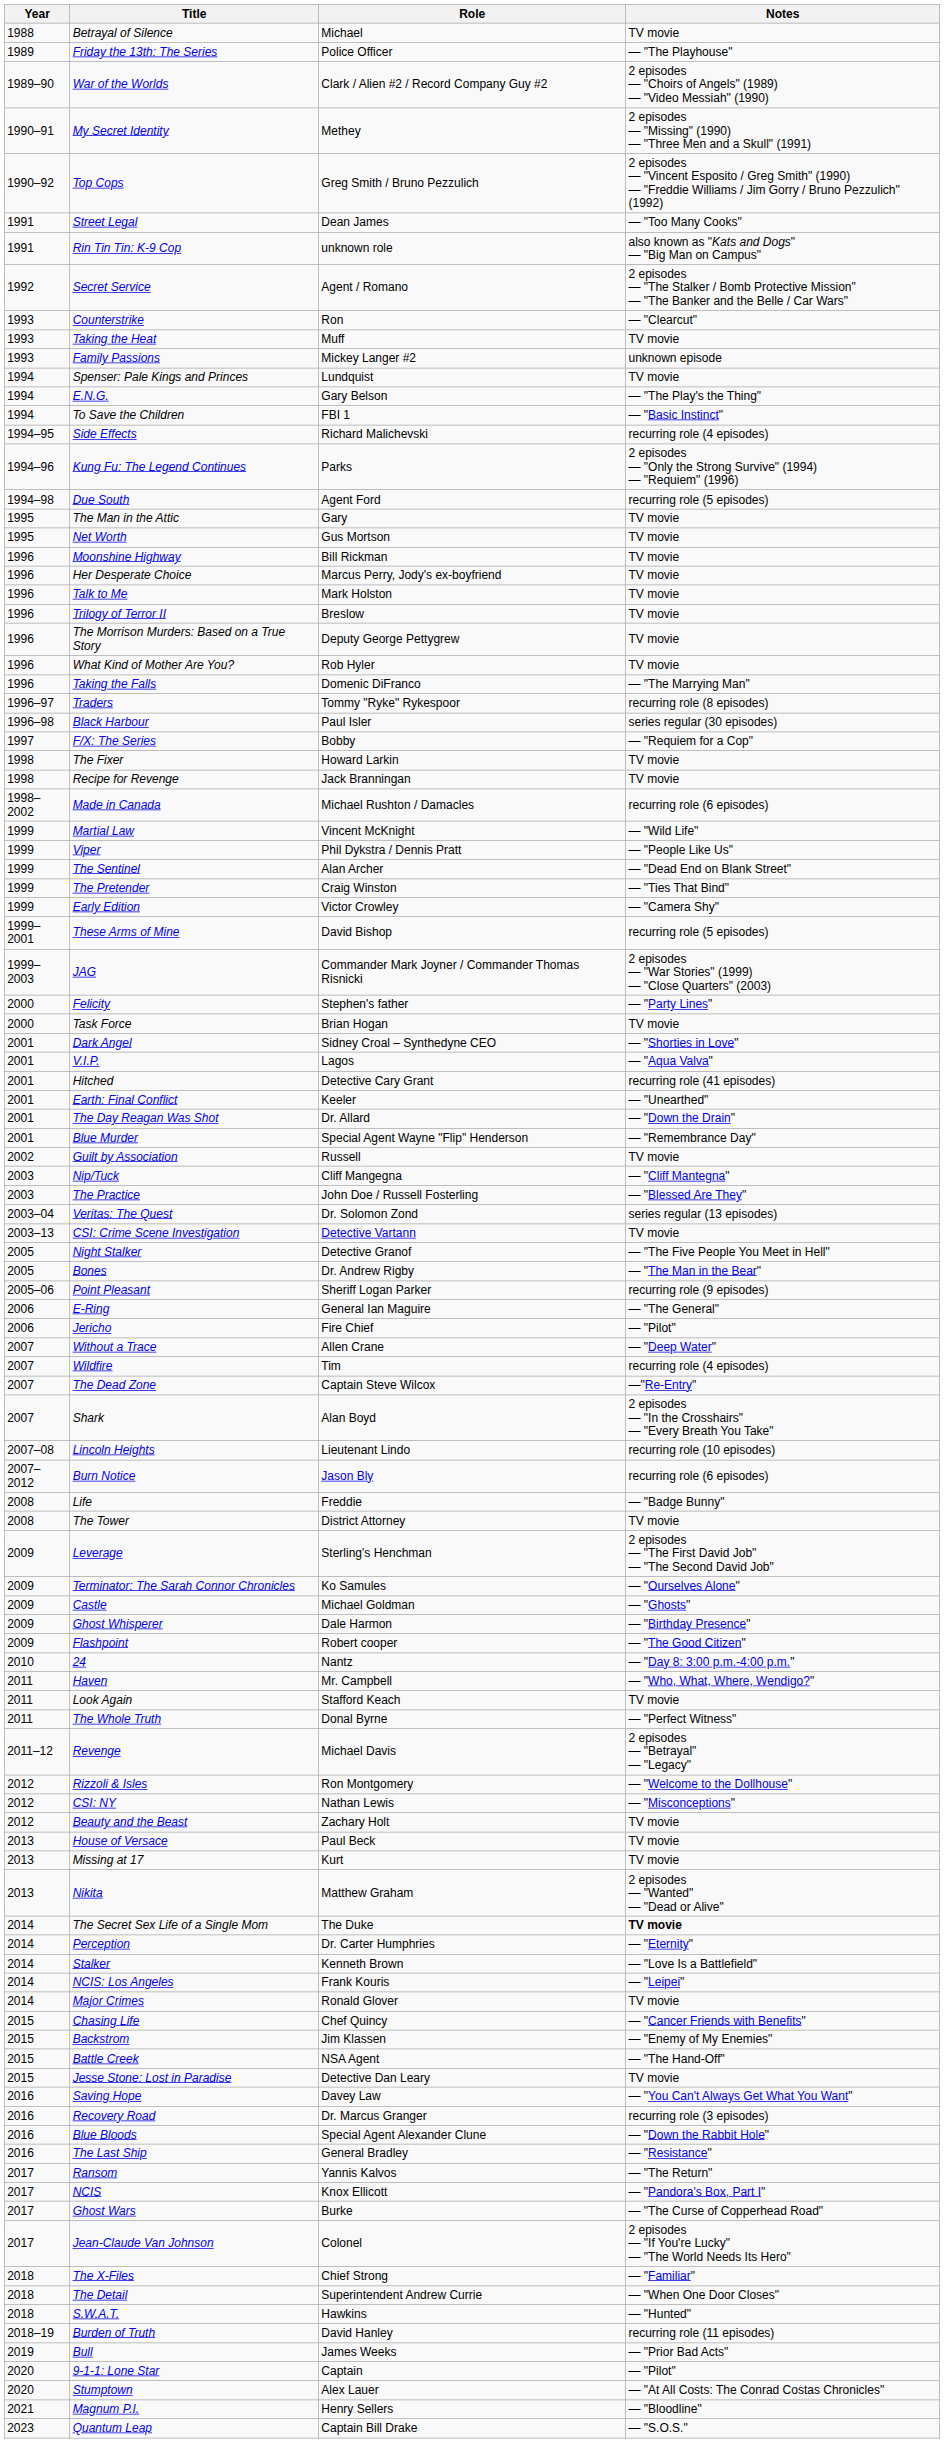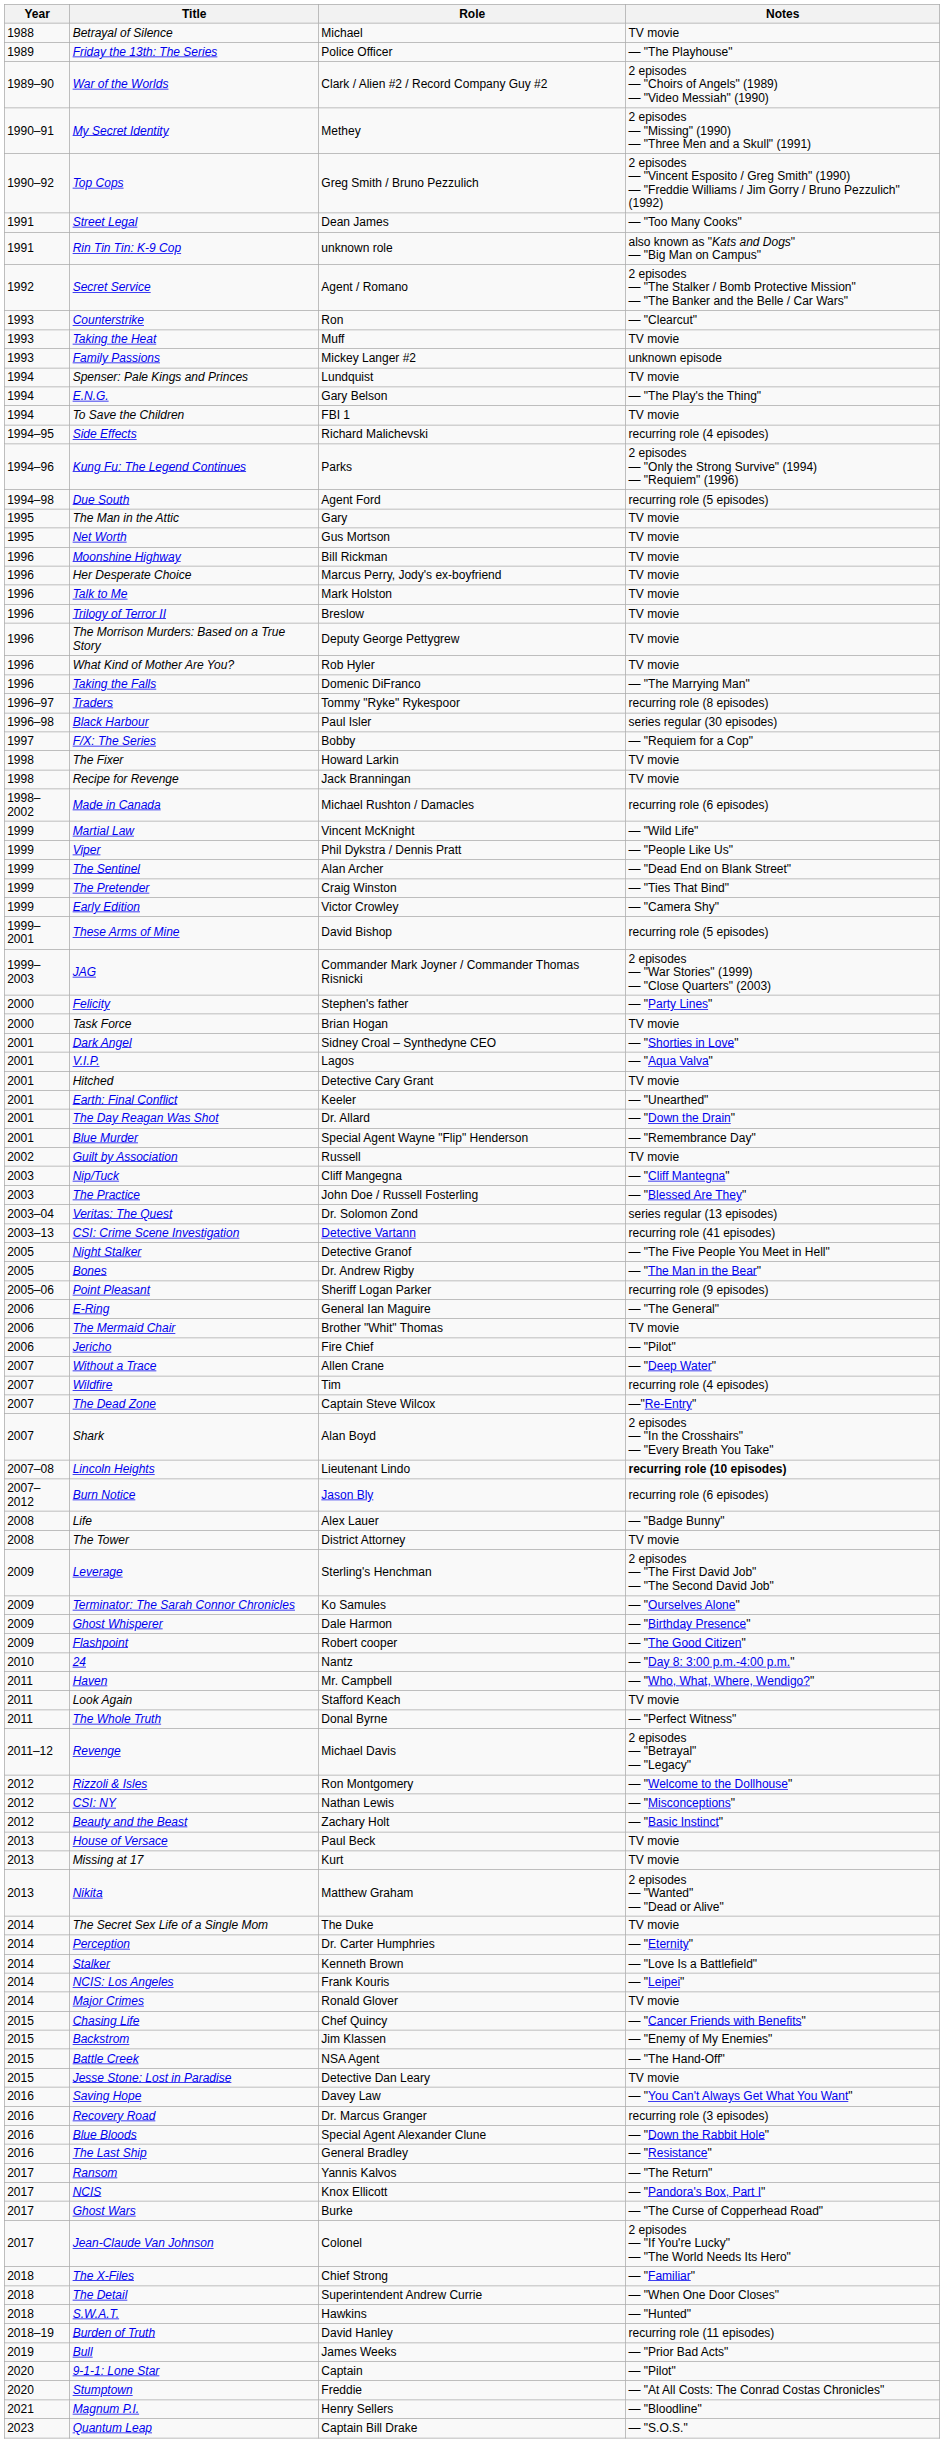(676, 415) — "Basic Instinct" -> (654, 415) TV movie
(702, 1080) recurring role (41 episodes) -> (654, 1080) TV movie
(654, 1233) TV movie -> (702, 1233) recurring role (41 episodes)
+ row: (124, 1328)
(702, 1450) normal -> (708, 1469) bold
(342, 1502) Freddie -> (350, 1521) Alex Lauer
- row: (90, 1605)
(654, 1822) TV movie -> (676, 1822) — "Basic Instinct"
(655, 1925) bold -> (654, 1925) normal
(350, 2390) Alex Lauer -> (342, 2390) Freddie
